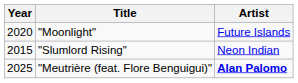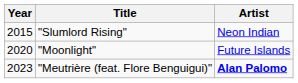rows swapped: (82, 50) <-> (67, 31)
(20, 68) 2025 -> (20, 68) 2023
